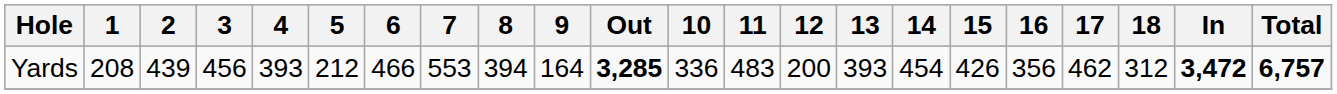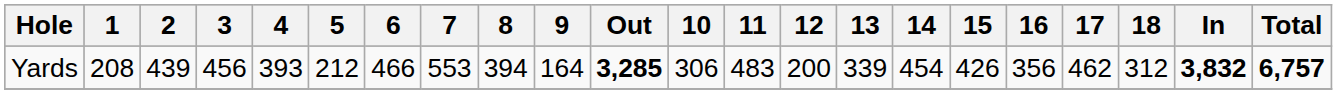(696, 67) 336 -> (696, 67) 306
(865, 67) 393 -> (865, 67) 339
(1213, 67) 3,472 -> (1213, 67) 3,832
